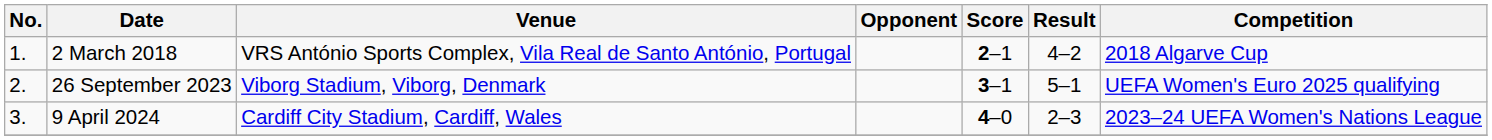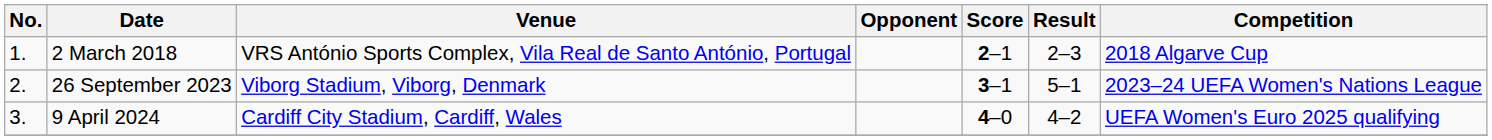(1064, 53) 4–2 -> (1064, 53) 2–3
(1272, 85) UEFA Women's Euro 2025 qualifying -> (1293, 85) 2023–24 UEFA Women's Nations League
(1064, 118) 2–3 -> (1064, 118) 4–2
(1293, 118) 2023–24 UEFA Women's Nations League -> (1272, 118) UEFA Women's Euro 2025 qualifying
